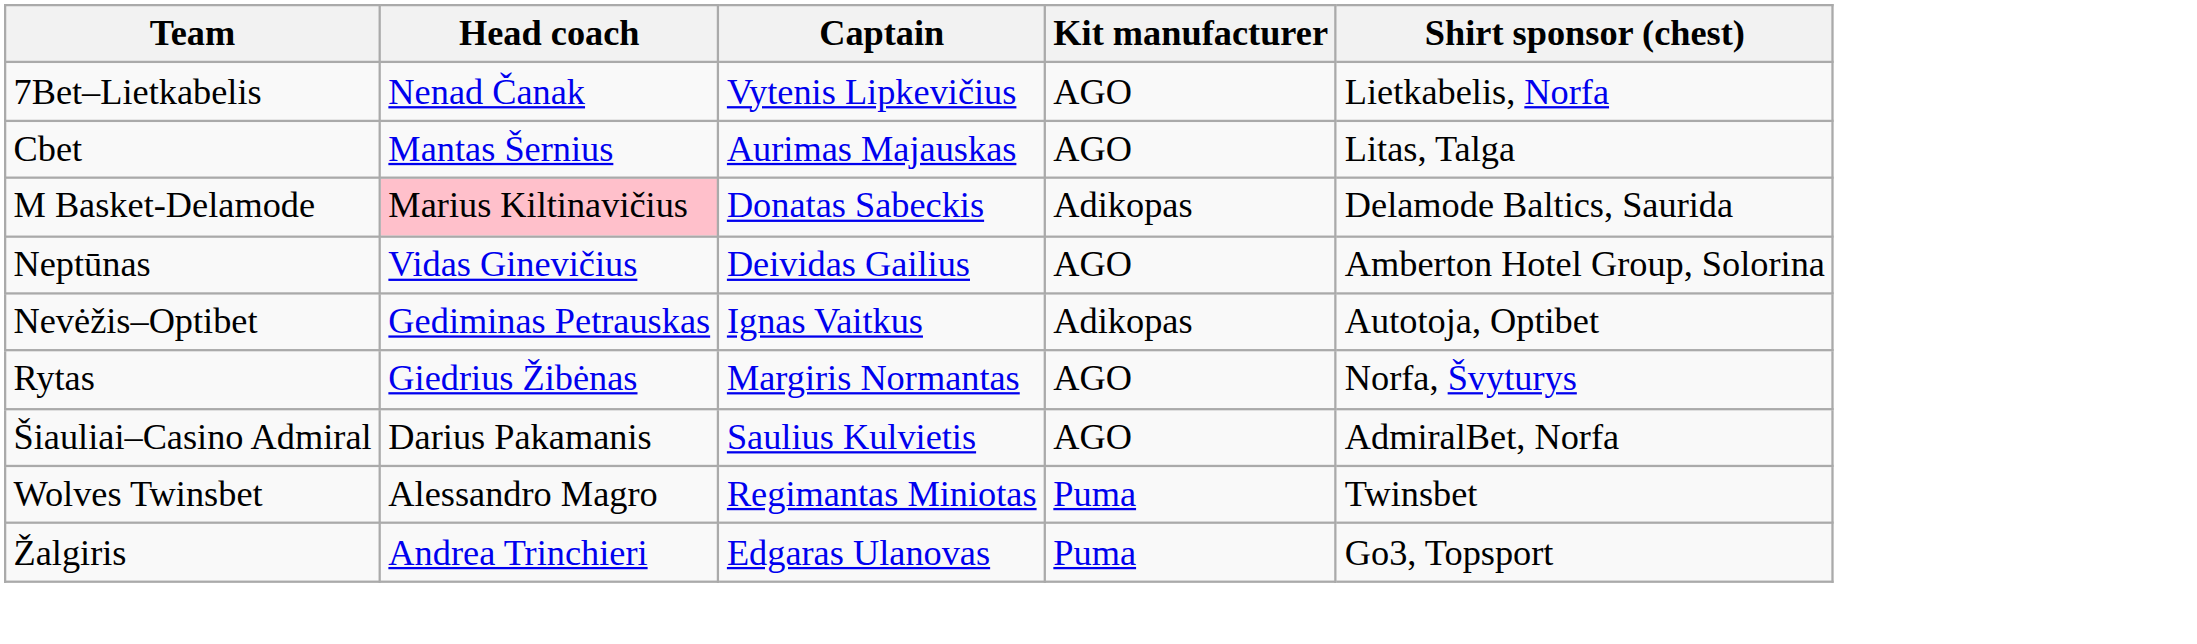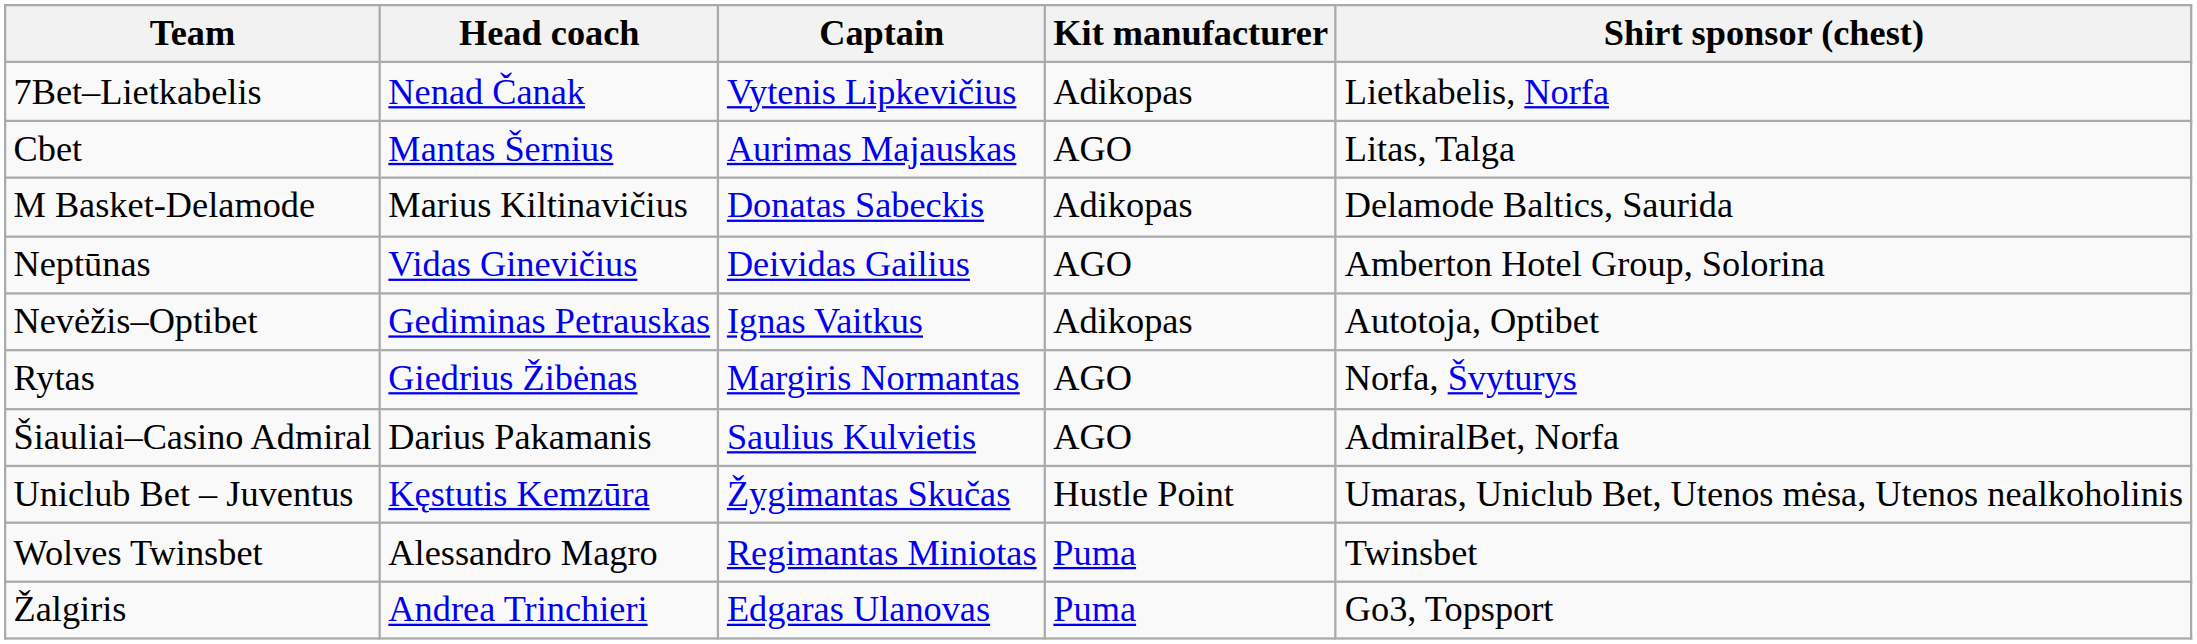(1093, 90) AGO -> (1123, 90) Adikopas
(538, 206) pink background -> (538, 206) no background
+ row: (183, 494)
